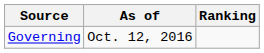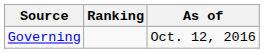columns swapped: (228, 16) <-> (140, 16)
